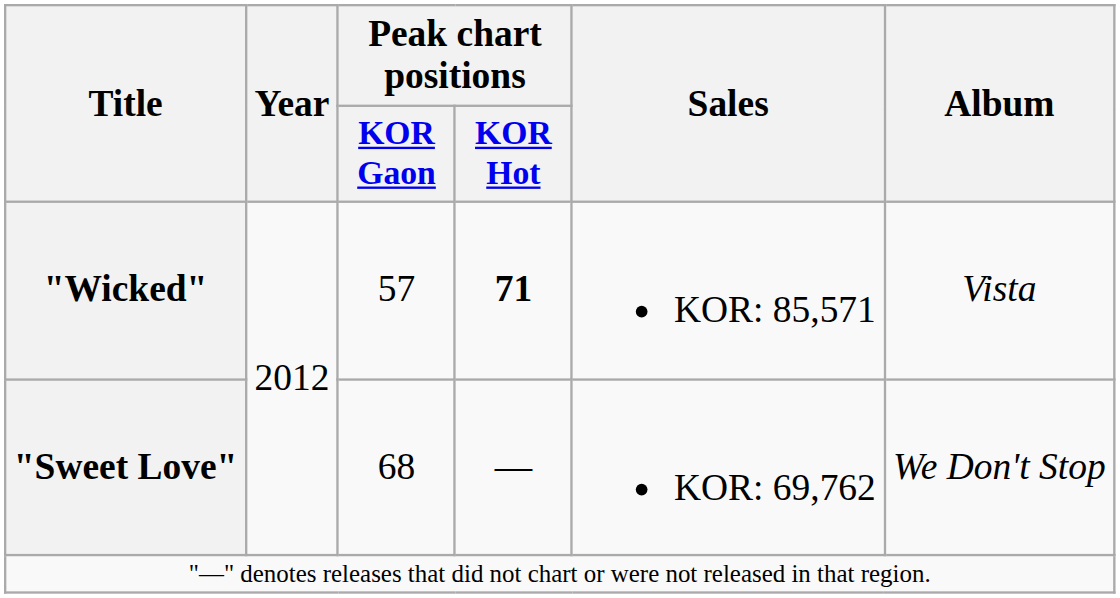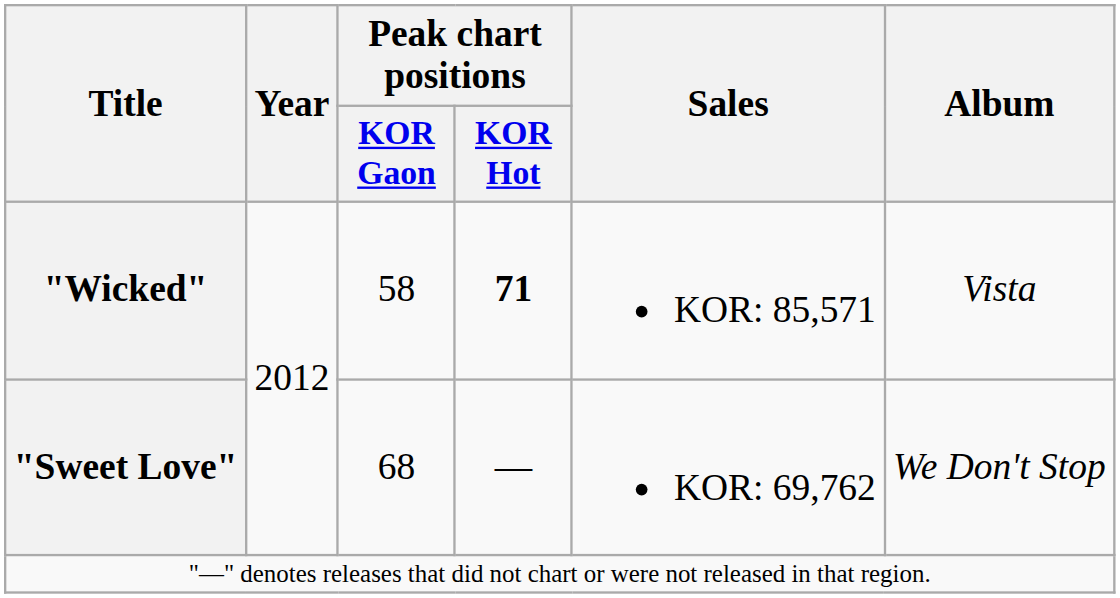(397, 289) 57 -> (397, 289) 58
